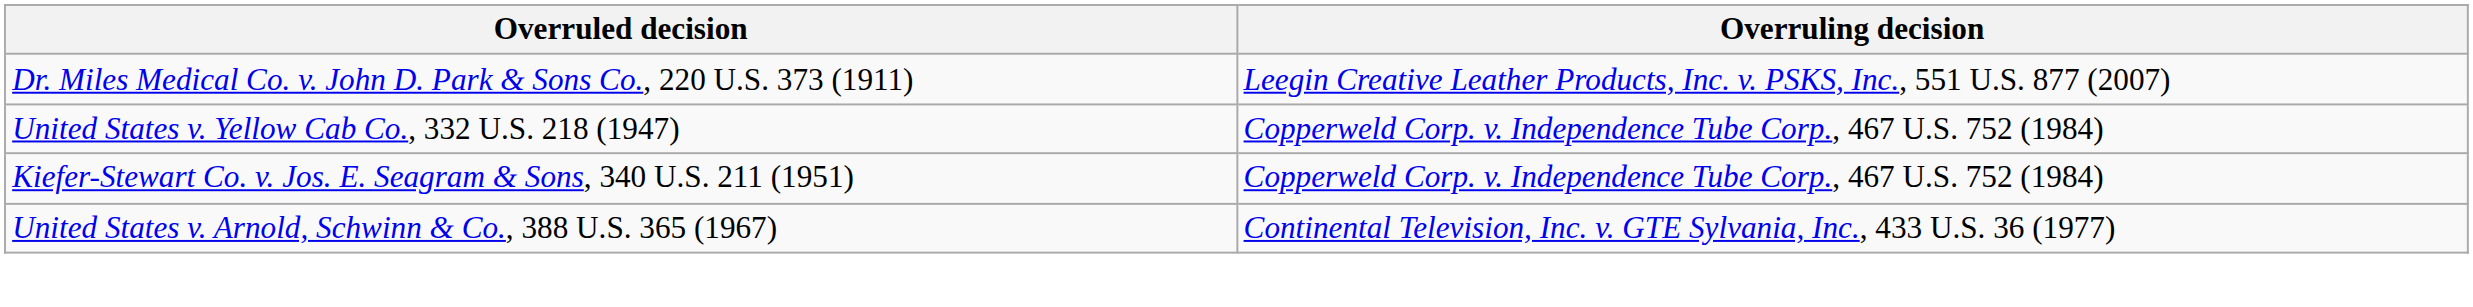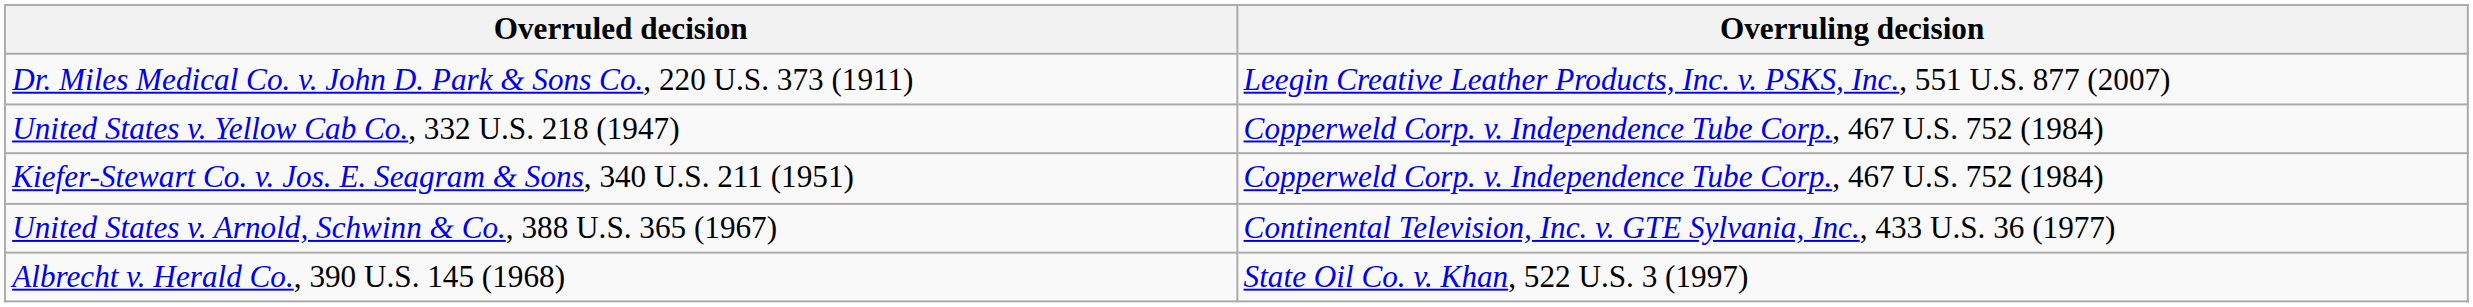+ row: (289, 276)
